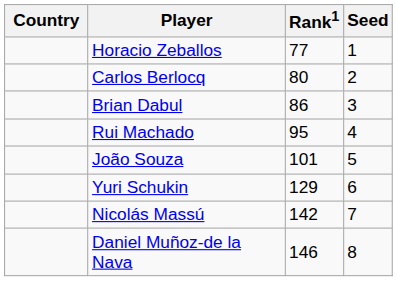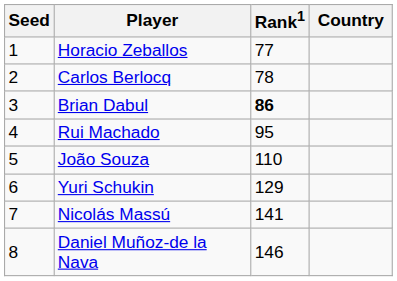columns swapped: (46, 20) <-> (368, 20)
(299, 77) 80 -> (264, 77) 78
(299, 105) normal -> (264, 105) bold
(303, 159) 101 -> (269, 159) 110
(303, 214) 142 -> (269, 214) 141
